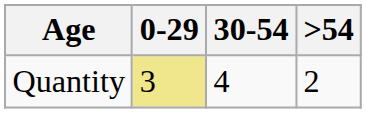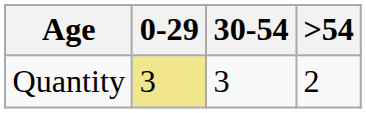(222, 81) 4 -> (222, 81) 3
